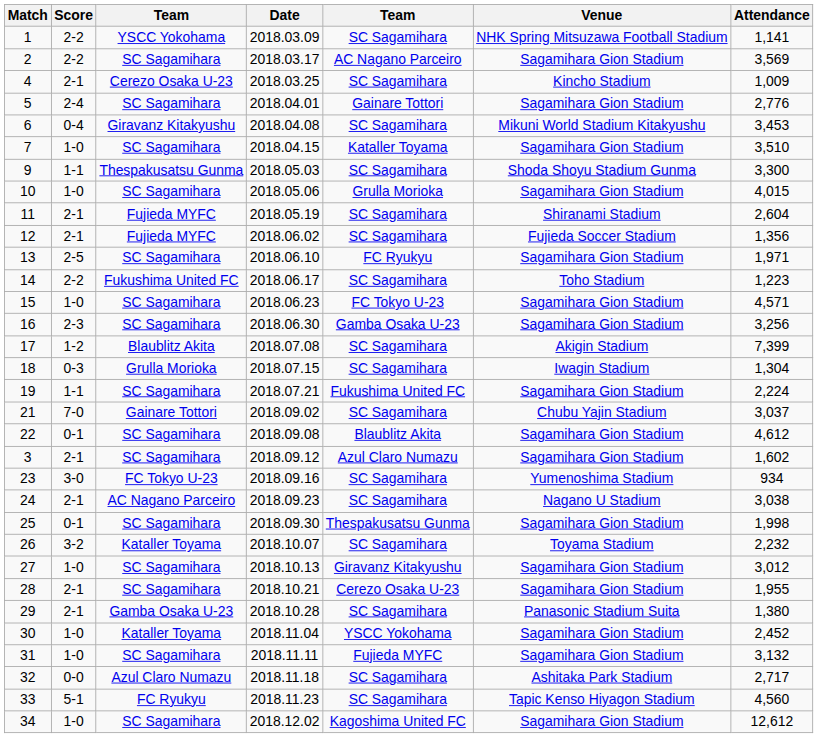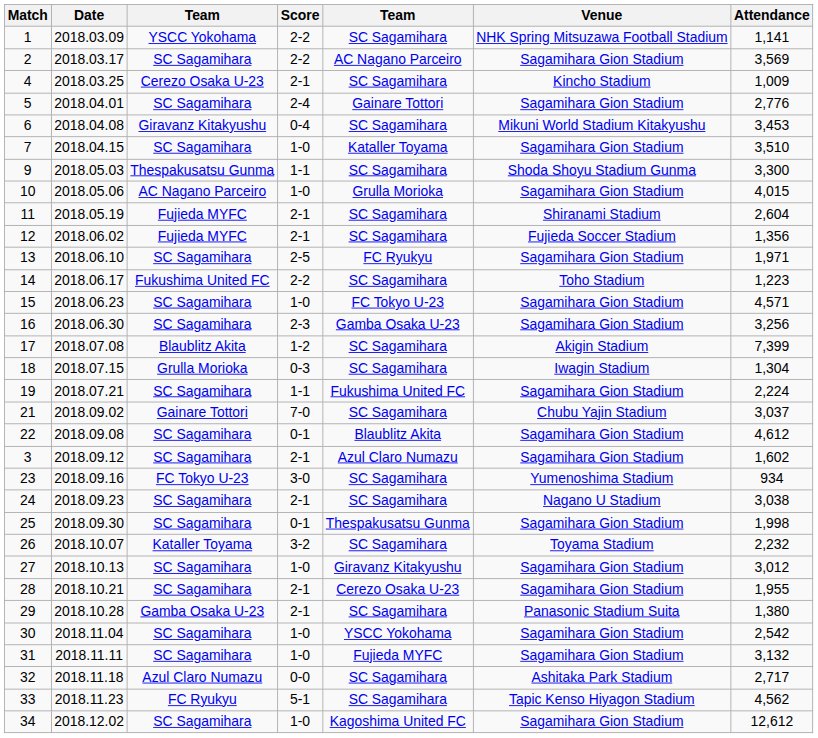columns swapped: (285, 15) <-> (74, 15)
(171, 192) SC Sagamihara -> (202, 192) AC Nagano Parceiro
(171, 501) AC Nagano Parceiro -> (202, 501) SC Sagamihara
(171, 633) Kataller Toyama -> (202, 633) SC Sagamihara
(772, 633) 2,452 -> (772, 633) 2,542
(772, 699) 4,560 -> (772, 699) 4,562
